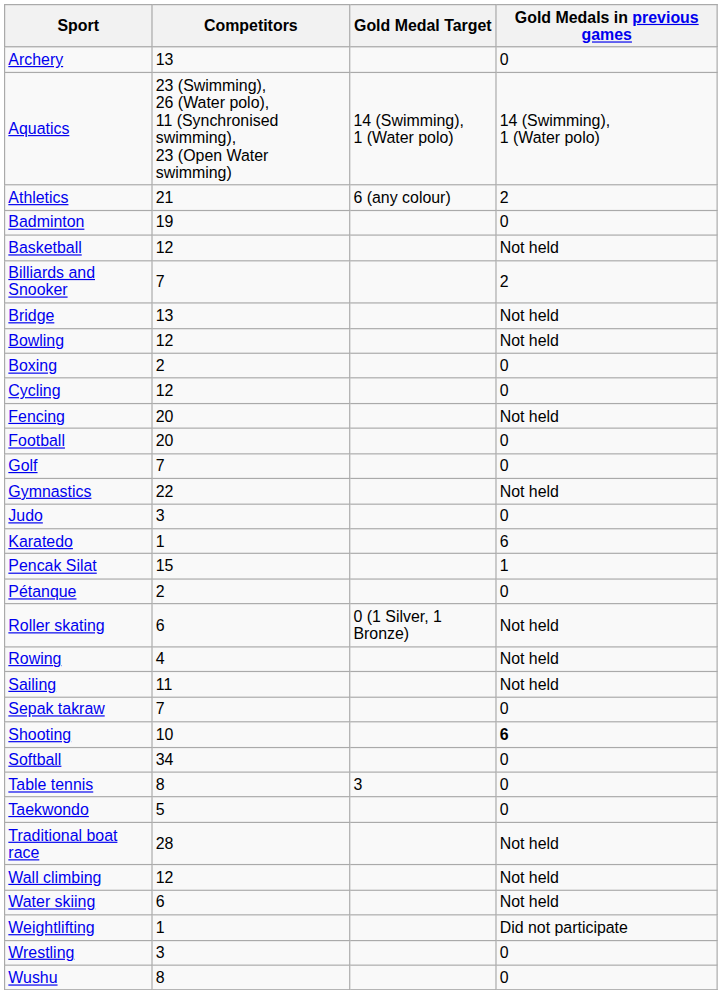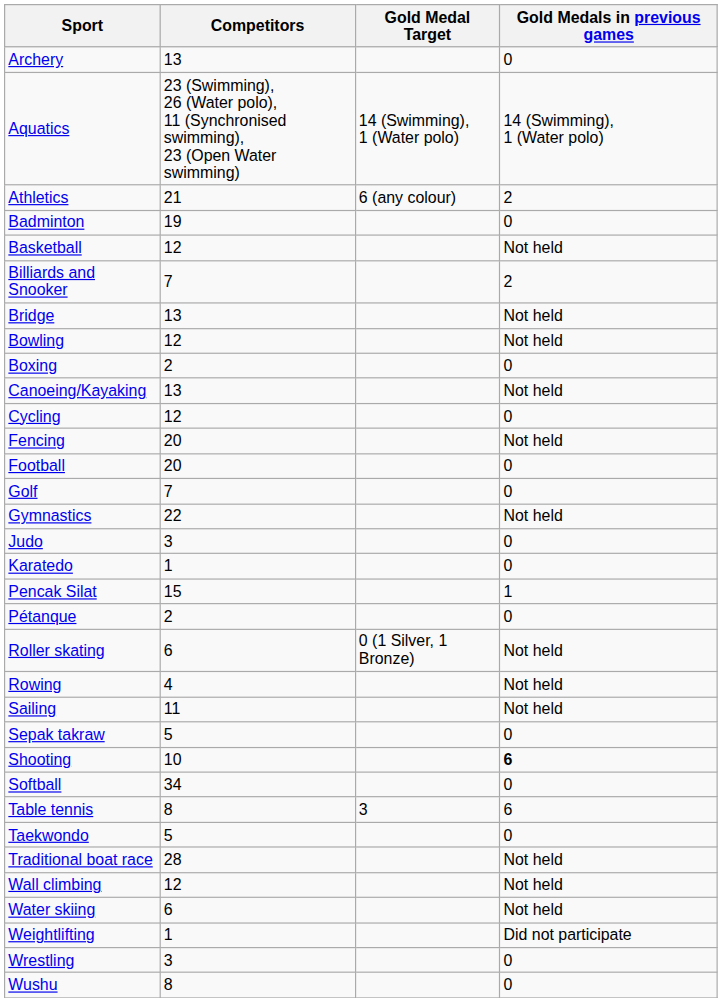+ row: (77, 390)
(504, 541) 6 -> (508, 566) 0
(160, 709) 7 -> (168, 734) 5
(504, 784) 0 -> (508, 809) 6
